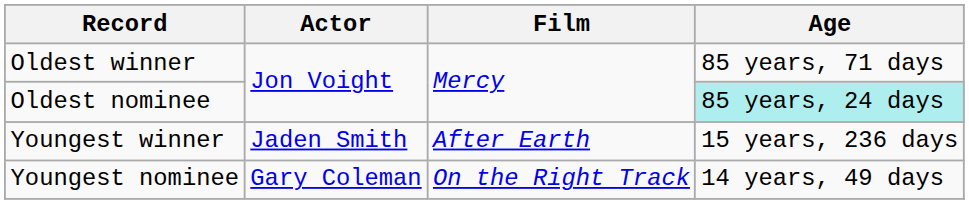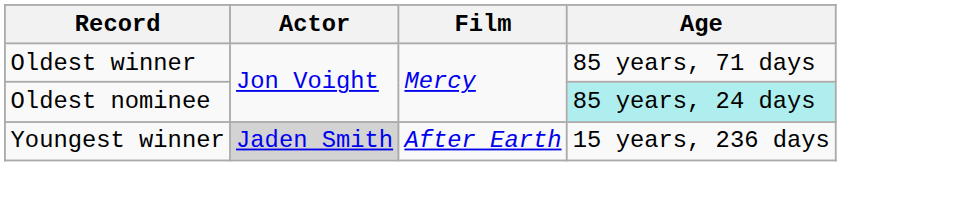(329, 141) no background -> (315, 141) lightgrey background
- row: (125, 179)
